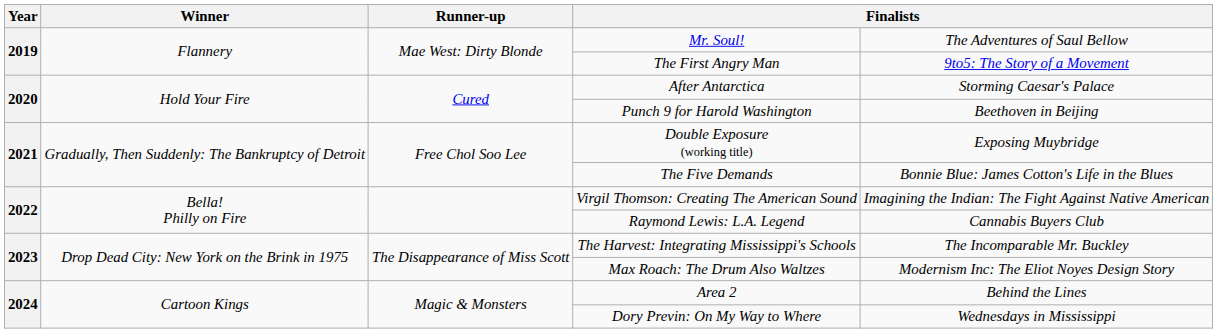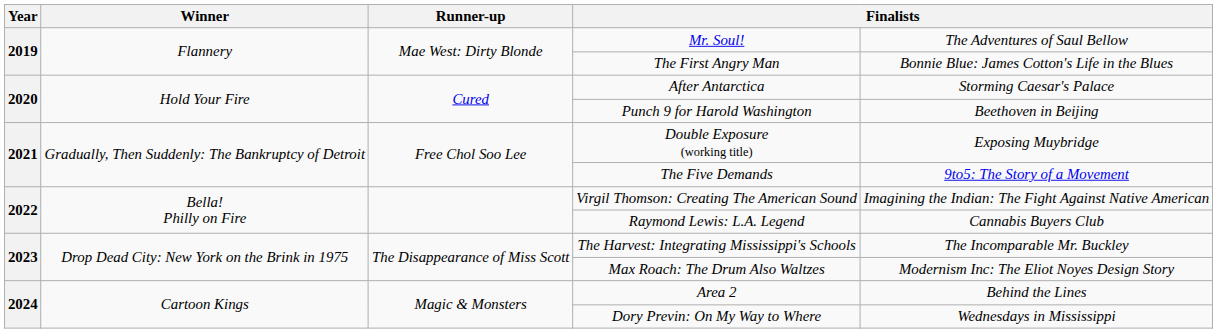(1037, 63) 9to5: The Story of a Movement -> (1037, 63) Bonnie Blue: James Cotton's Life in the Blues
(1037, 174) Bonnie Blue: James Cotton's Life in the Blues -> (1037, 174) 9to5: The Story of a Movement
